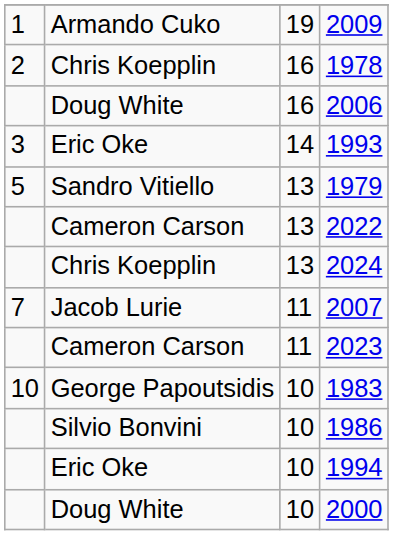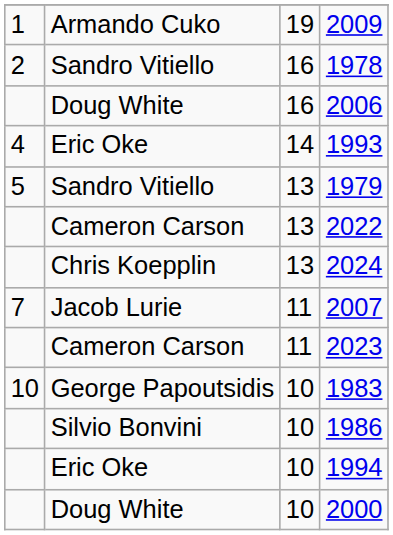(133, 65) Chris Koepplin -> (132, 65) Sandro Vitiello
(18, 145) 3 -> (18, 145) 4
